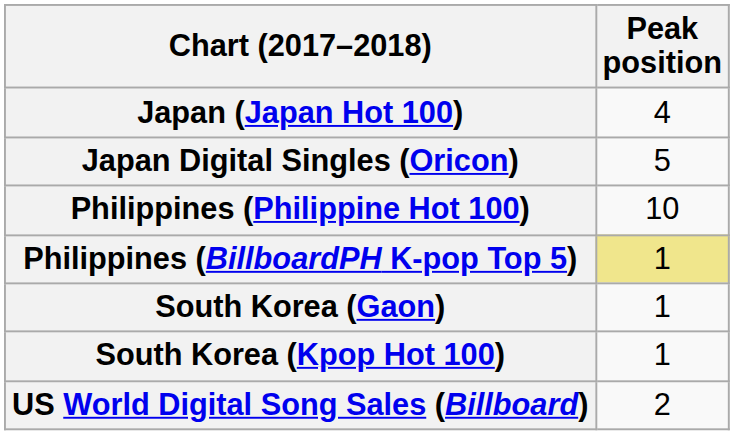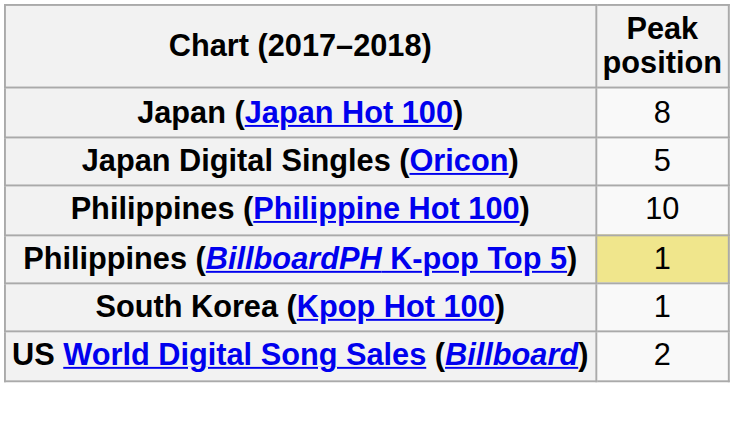(662, 112) 4 -> (662, 112) 8
- row: (300, 307)
